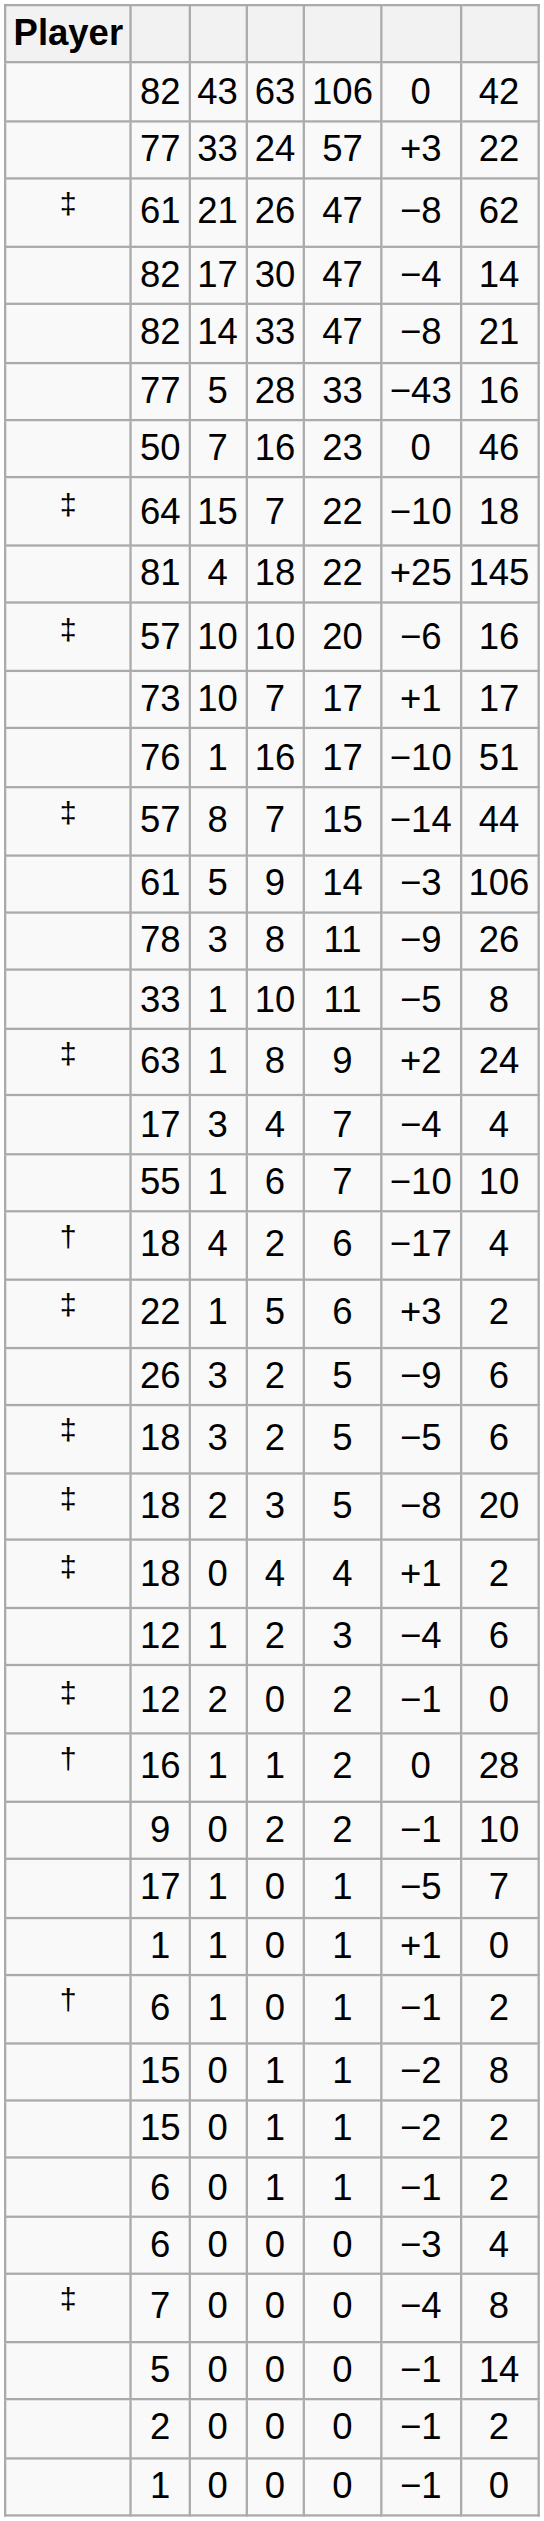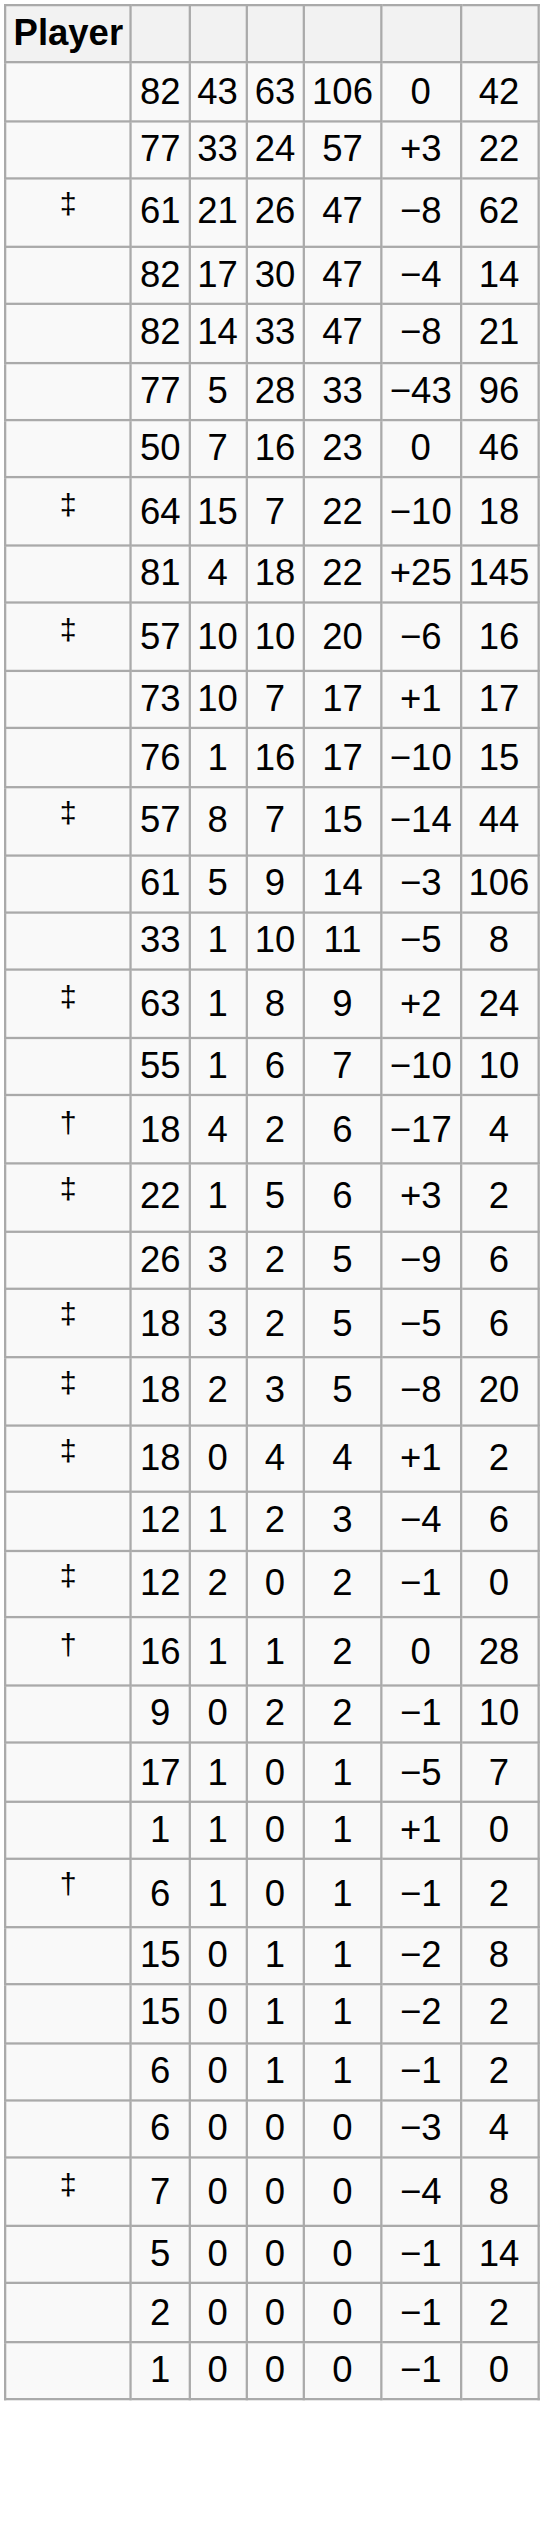(499, 390) 16 -> (499, 390) 96
(499, 757) 51 -> (499, 757) 15
- row: (160, 940)
- row: (160, 1124)
